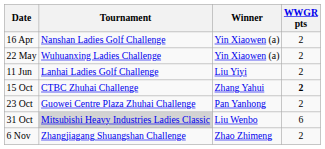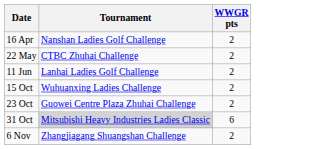- column: (247, 18)
(101, 56) Wuhuanxing Ladies Challenge -> (90, 56) CTBC Zhuhai Challenge
(90, 88) CTBC Zhuhai Challenge -> (101, 88) Wuhuanxing Ladies Challenge
(301, 88) bold -> (232, 88) normal
